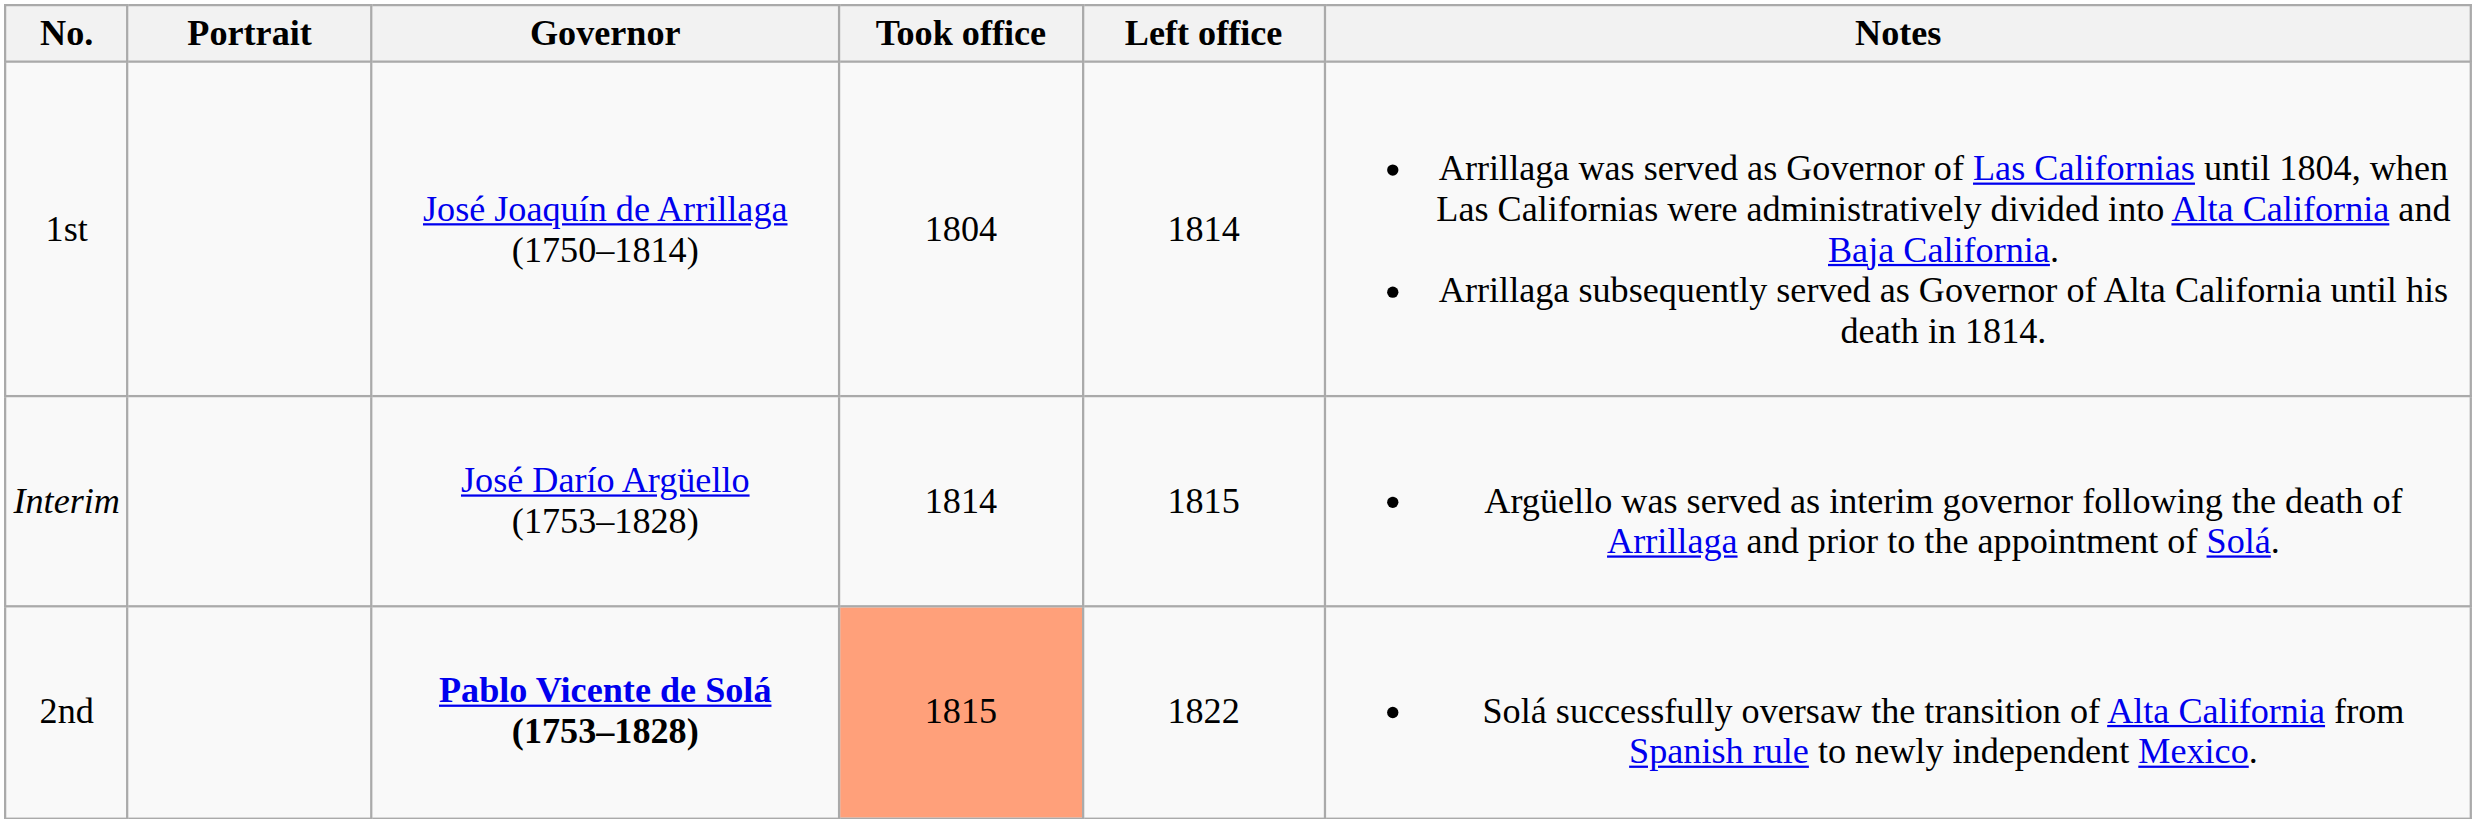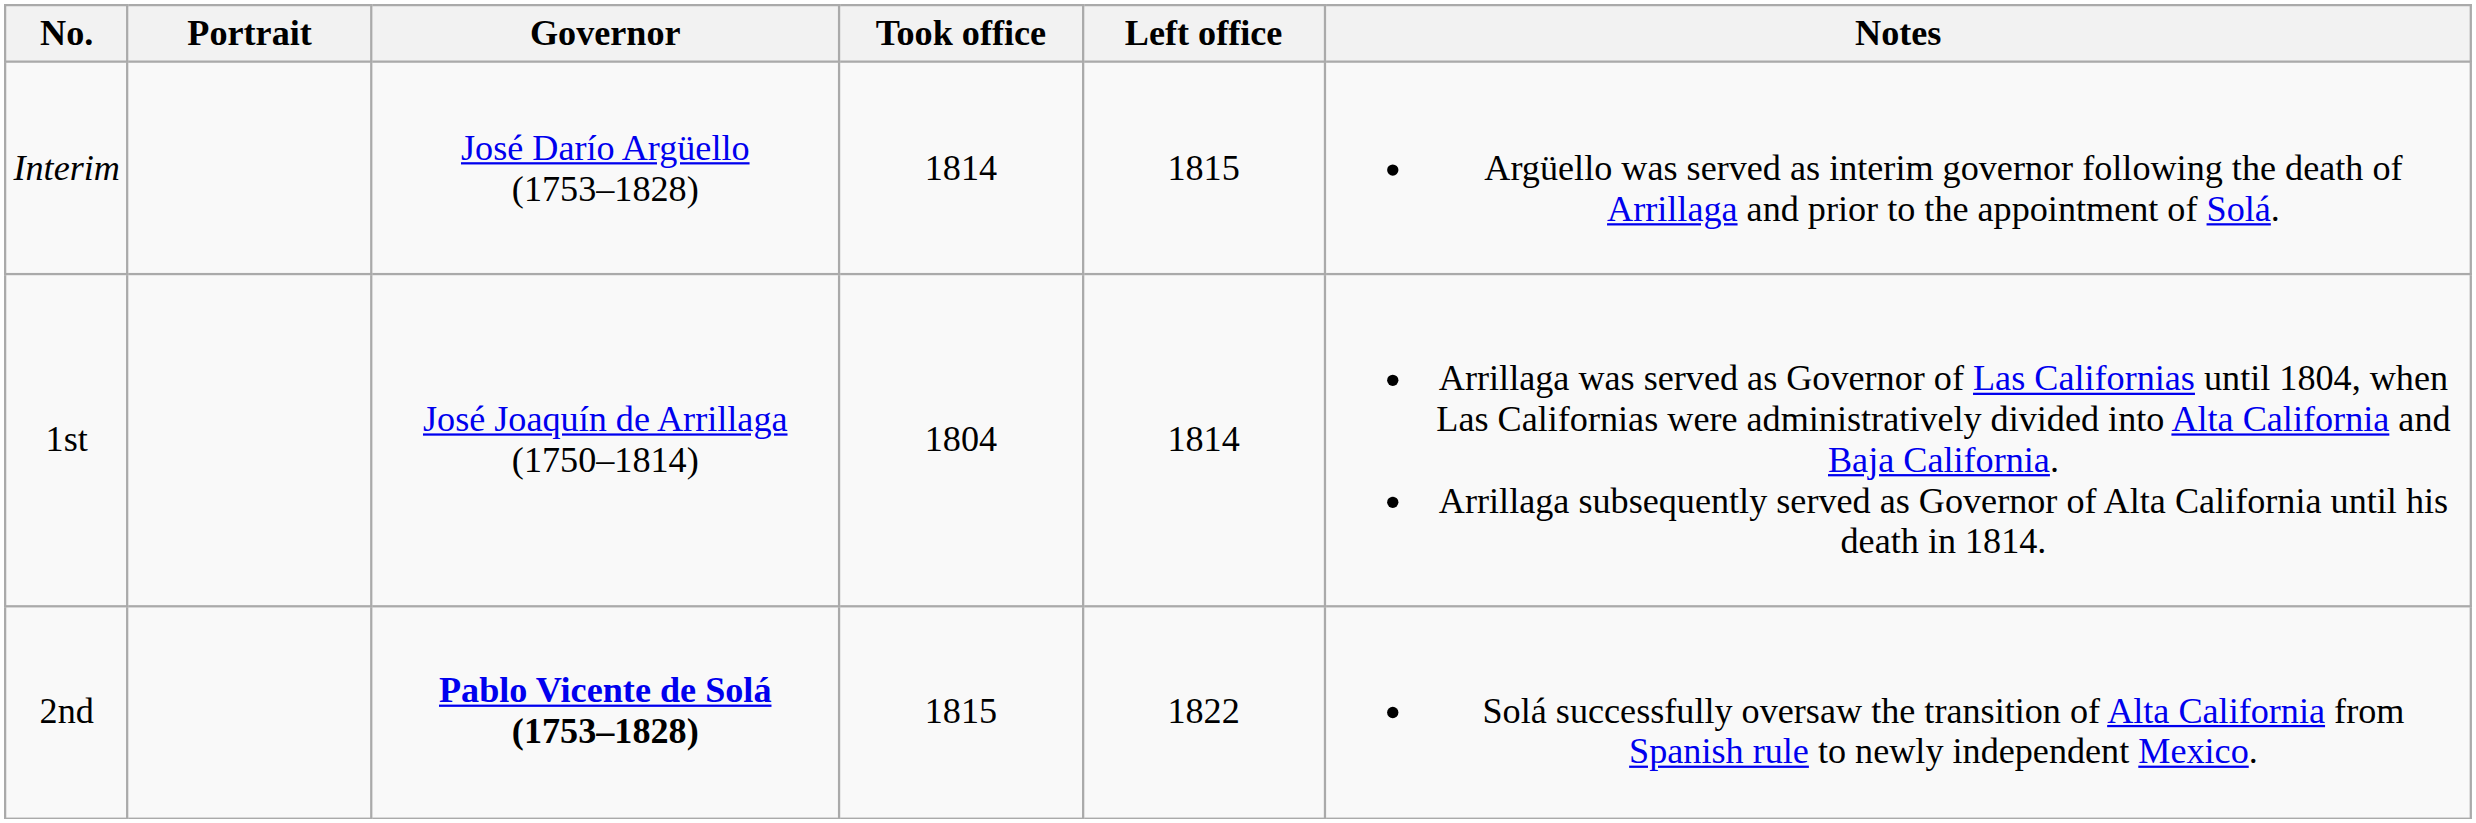rows swapped: (67, 228) <-> (67, 500)
(961, 711) lightsalmon background -> (961, 711) no background
